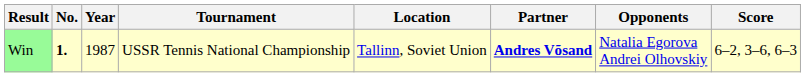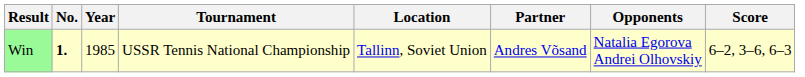(100, 50) 1987 -> (100, 50) 1985
(543, 50) bold -> (540, 50) normal
